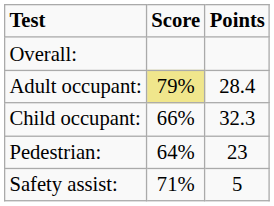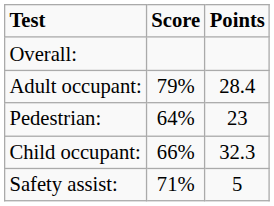(176, 86) khaki background -> (176, 86) no background
rows swapped: (75, 119) <-> (55, 151)
